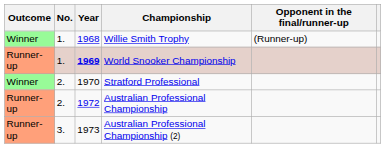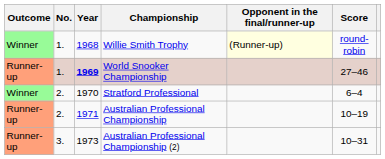+ column: (354, 17)
(281, 39) no background -> (256, 44) lightyellow background
(88, 103) 1972 -> (88, 114) 1971
